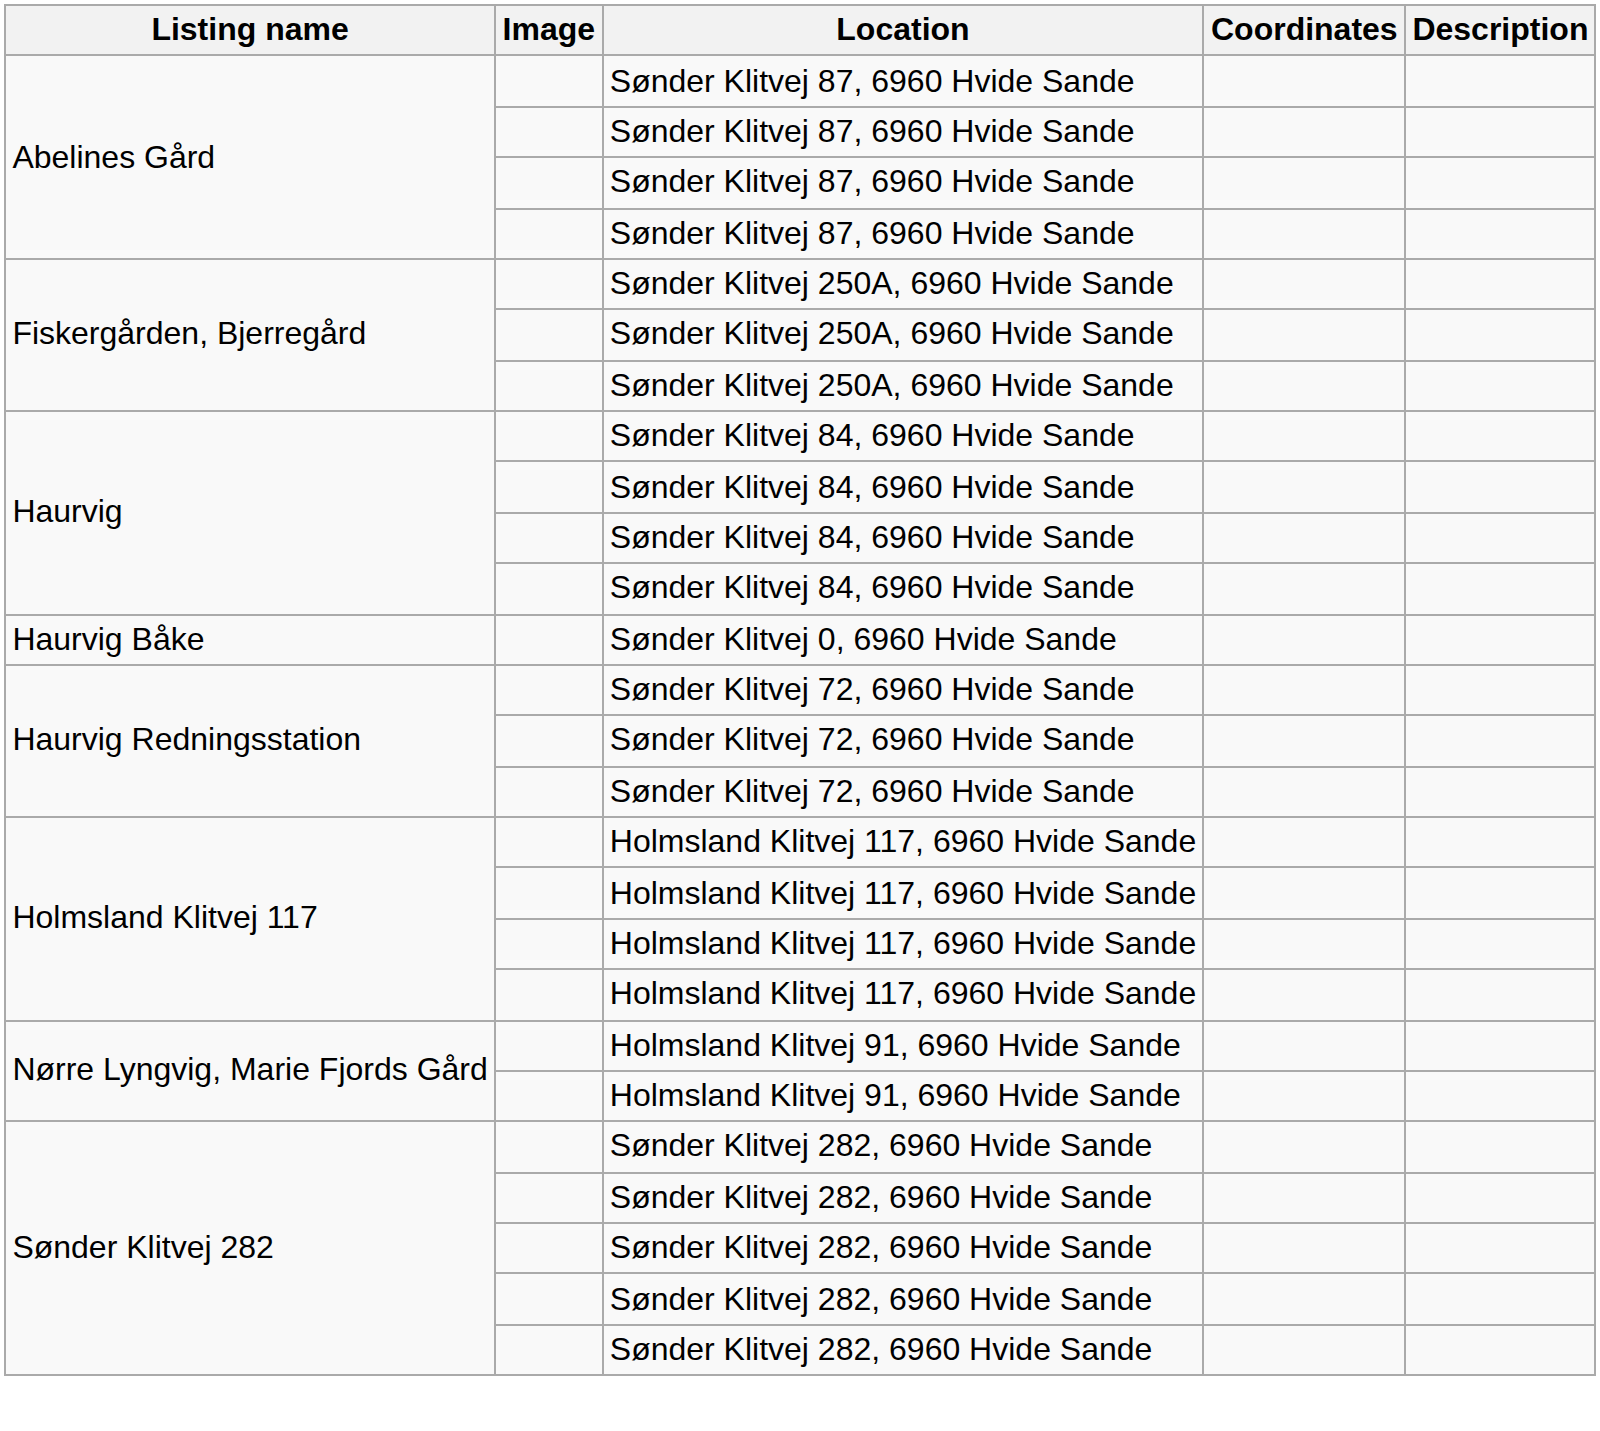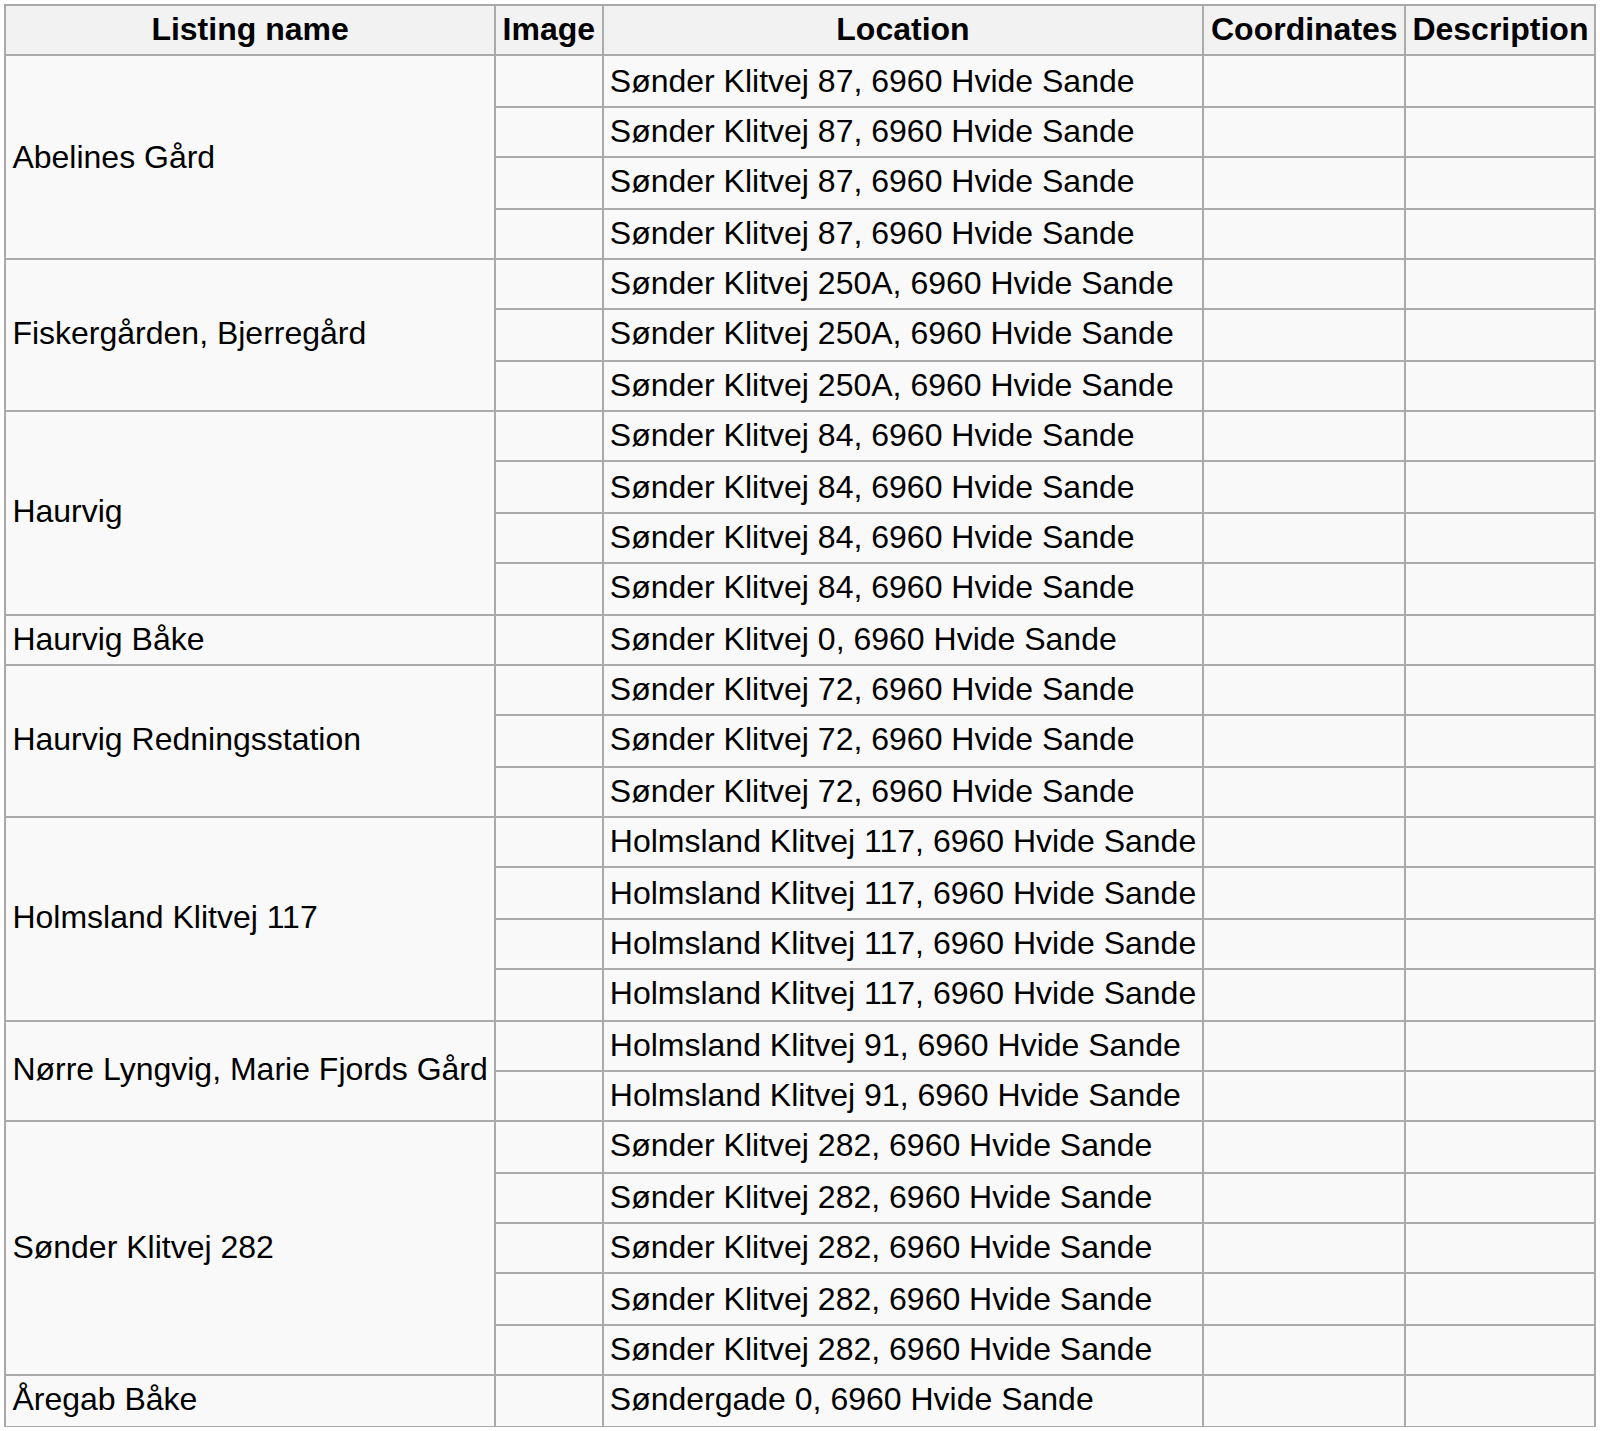+ row: (105, 1400)
